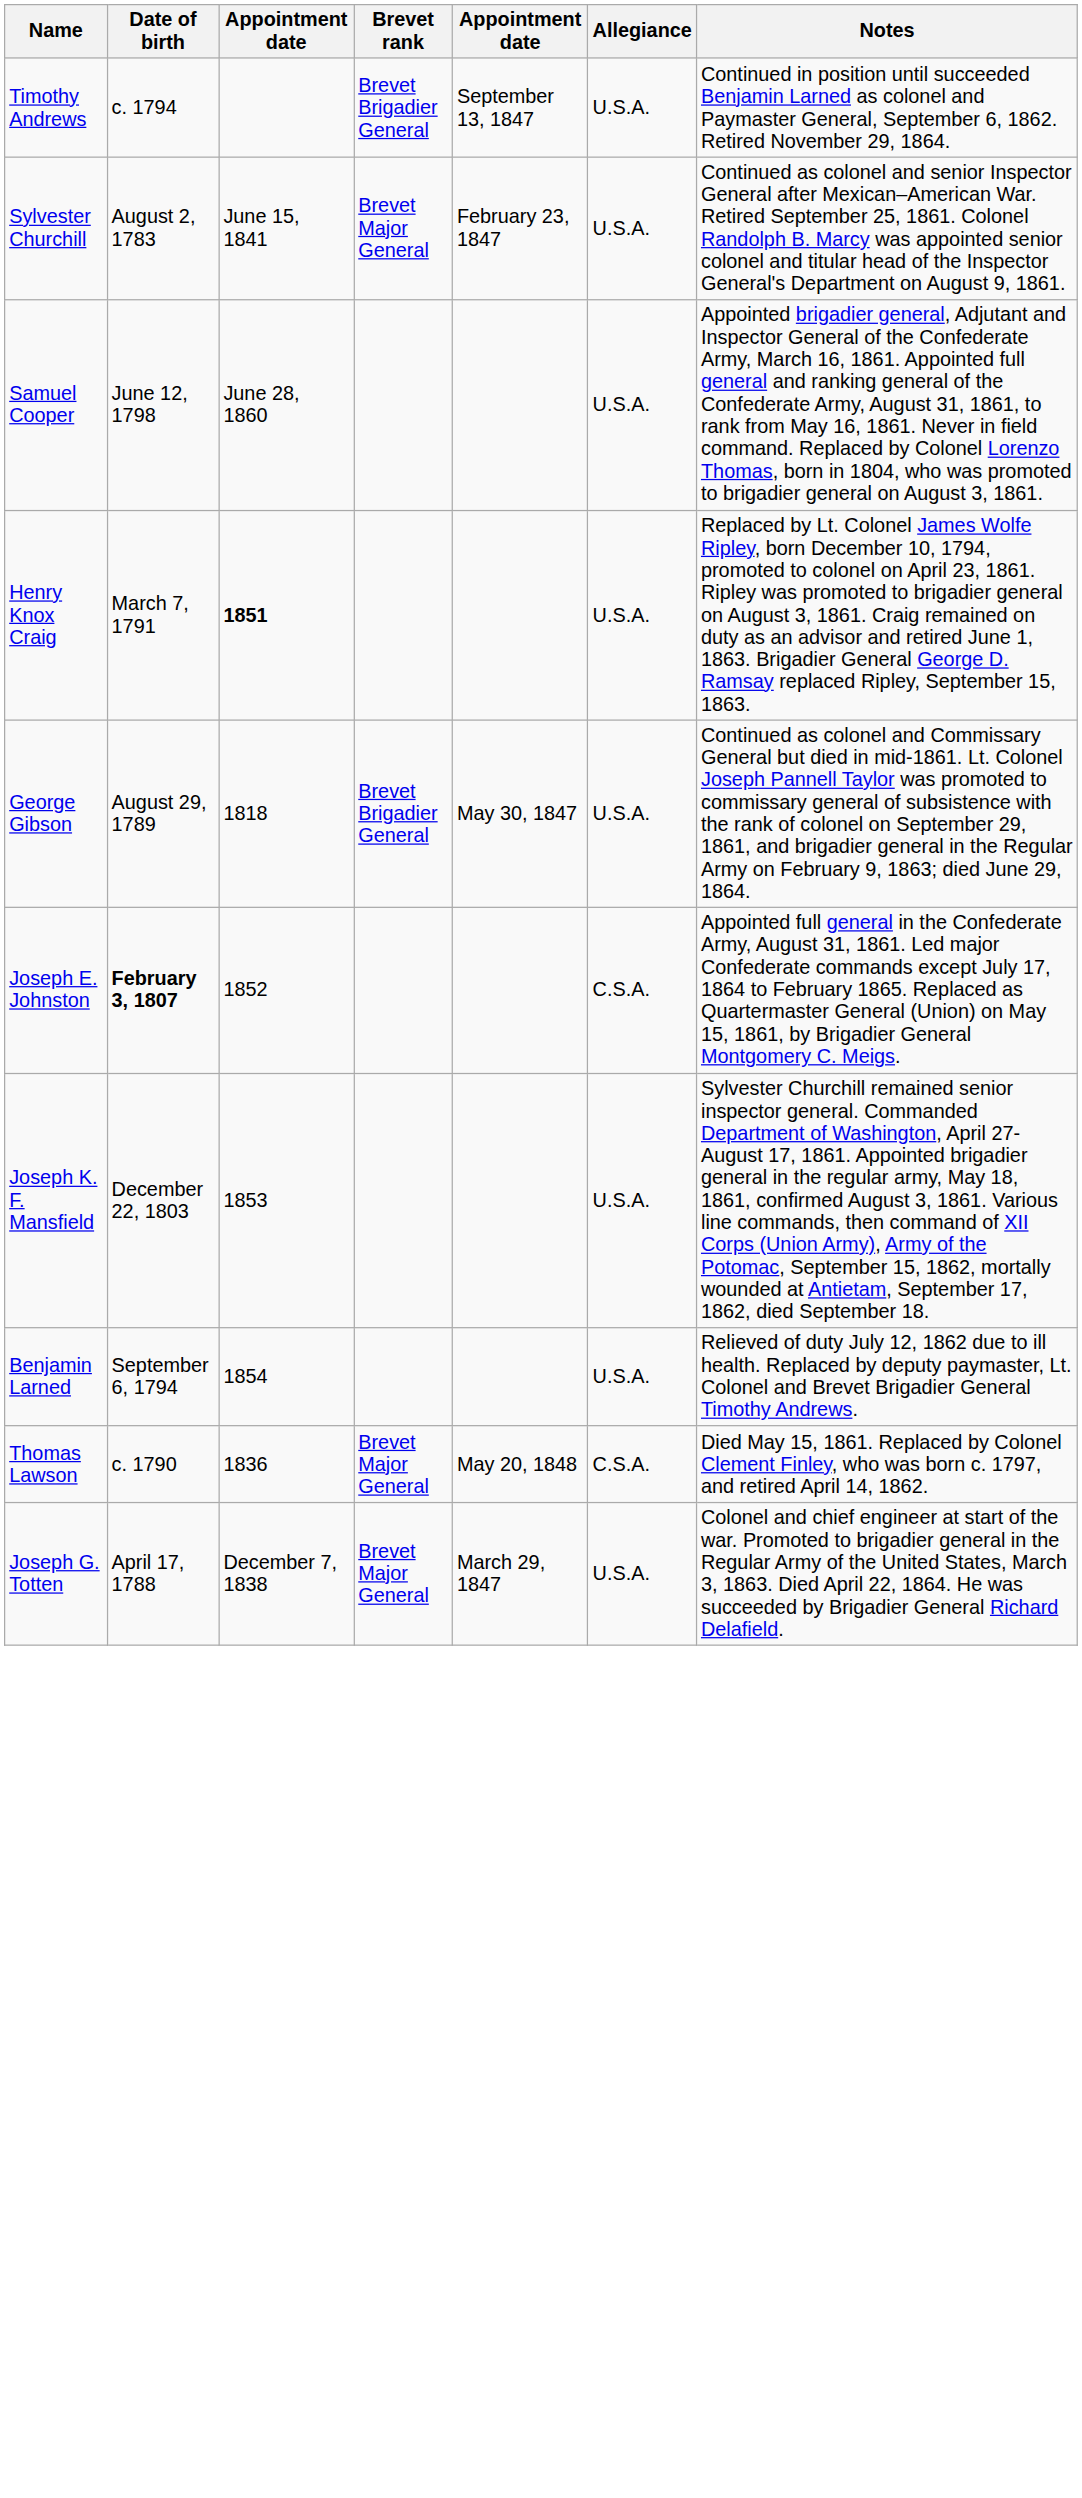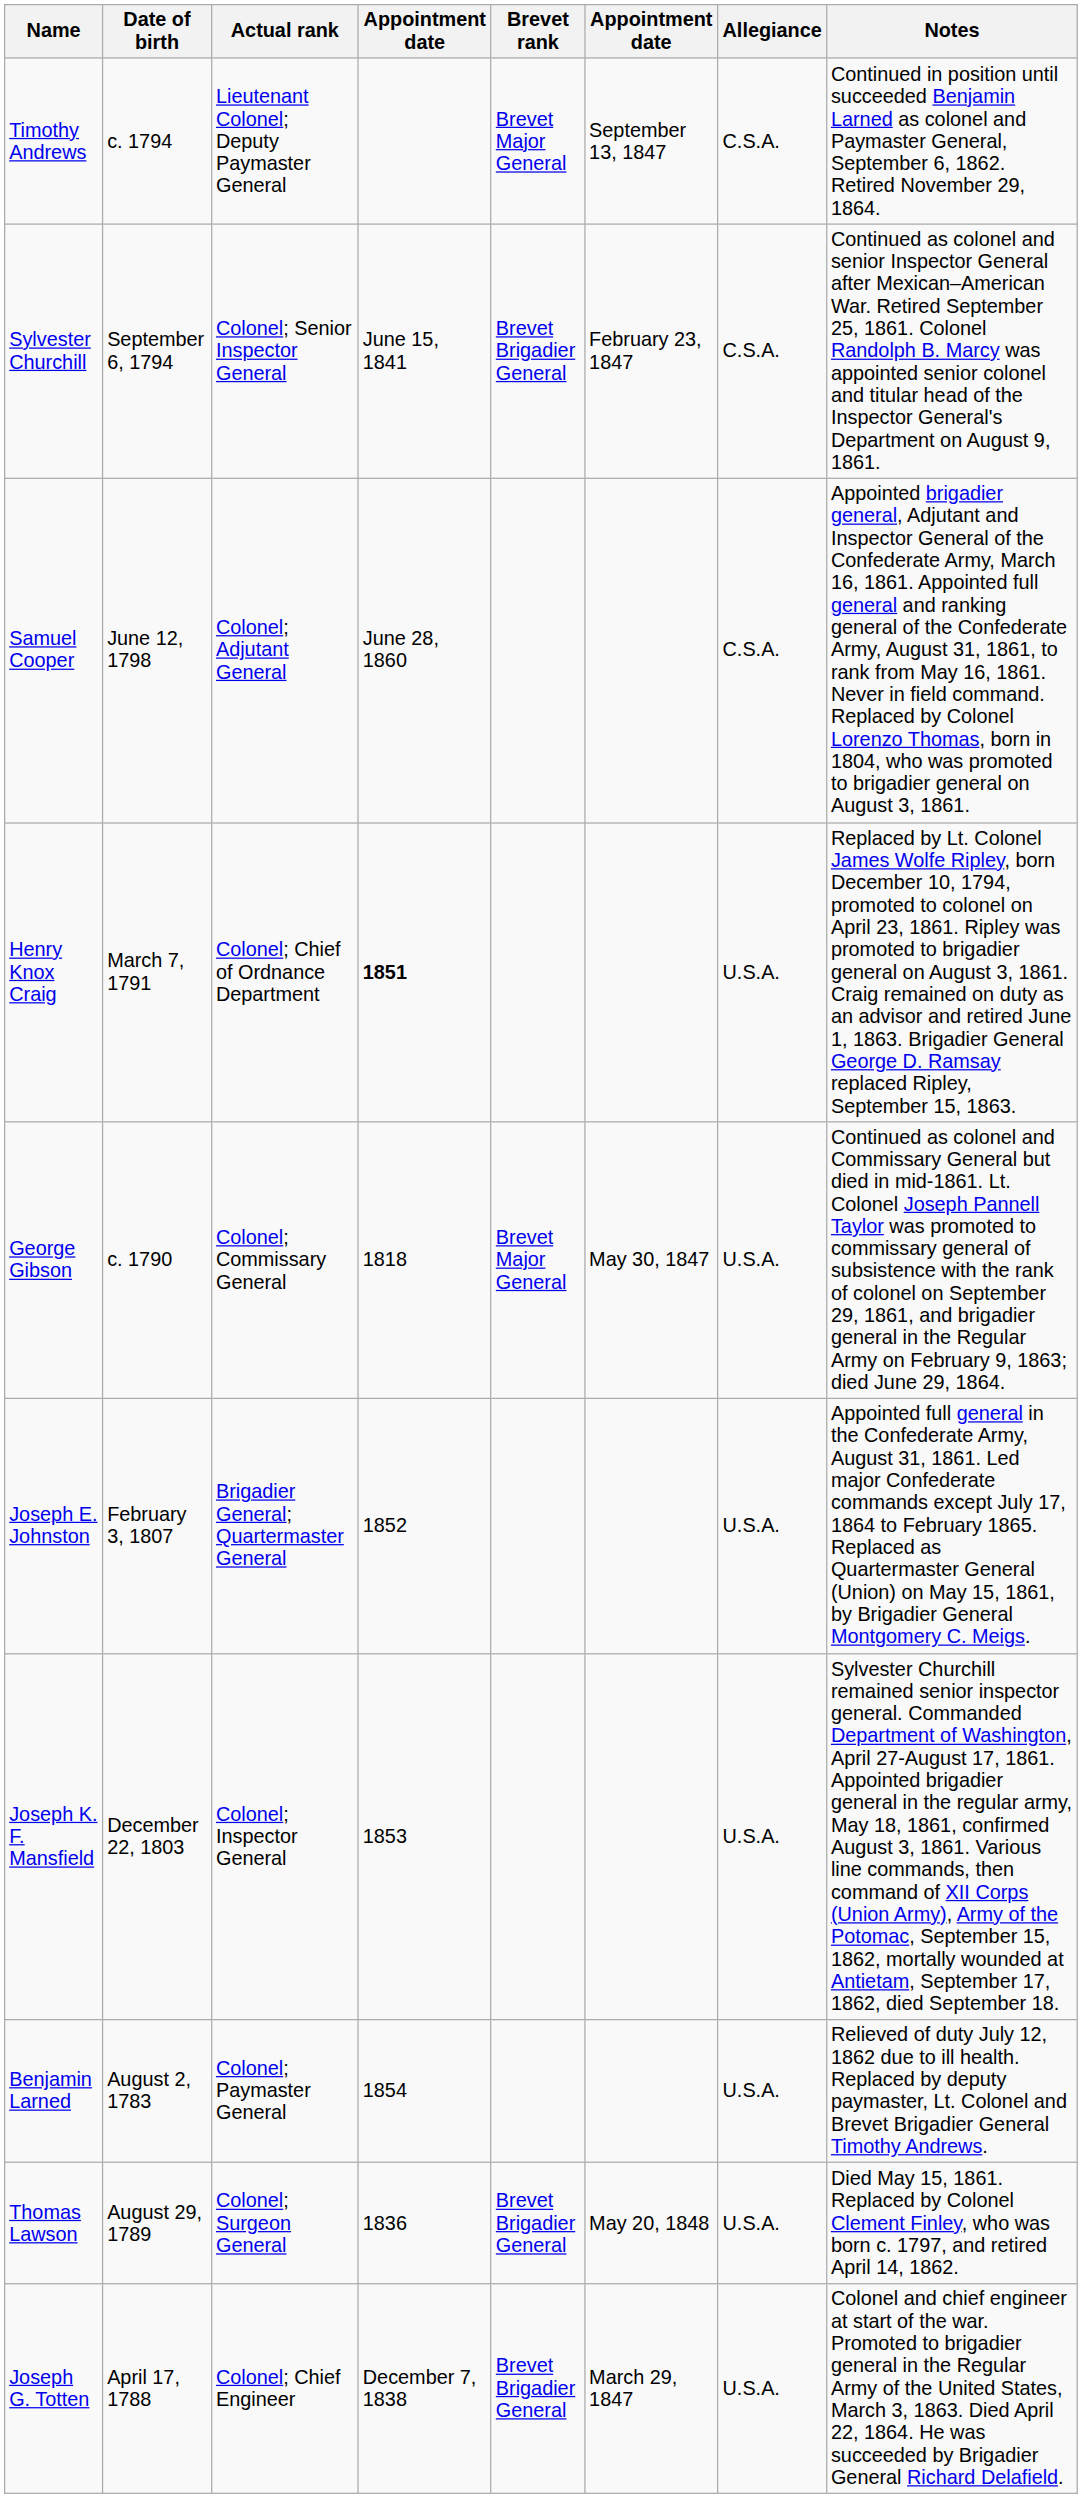+ column: (285, 31)
(398, 107) Brevet Brigadier General -> (531, 140) Brevet Major General
(621, 107) U.S.A. -> (751, 140) C.S.A.
(154, 228) August 2, 1783 -> (156, 351) September 6, 1794
(394, 228) Brevet Major General -> (536, 351) Brevet Brigadier General
(621, 228) U.S.A. -> (751, 351) C.S.A.
(621, 404) U.S.A. -> (751, 650) C.S.A.
(159, 813) August 29, 1789 -> (140, 1260) c. 1790
(398, 813) Brevet Brigadier General -> (531, 1260) Brevet Major General
(154, 990) bold -> (147, 1525) normal
(621, 990) C.S.A. -> (751, 1525) U.S.A.
(160, 1376) September 6, 1794 -> (149, 2091) August 2, 1783
(144, 1464) c. 1790 -> (155, 2222) August 29, 1789
(394, 1464) Brevet Major General -> (536, 2222) Brevet Brigadier General
(621, 1464) C.S.A. -> (751, 2222) U.S.A.
(394, 1573) Brevet Major General -> (536, 2388) Brevet Brigadier General
